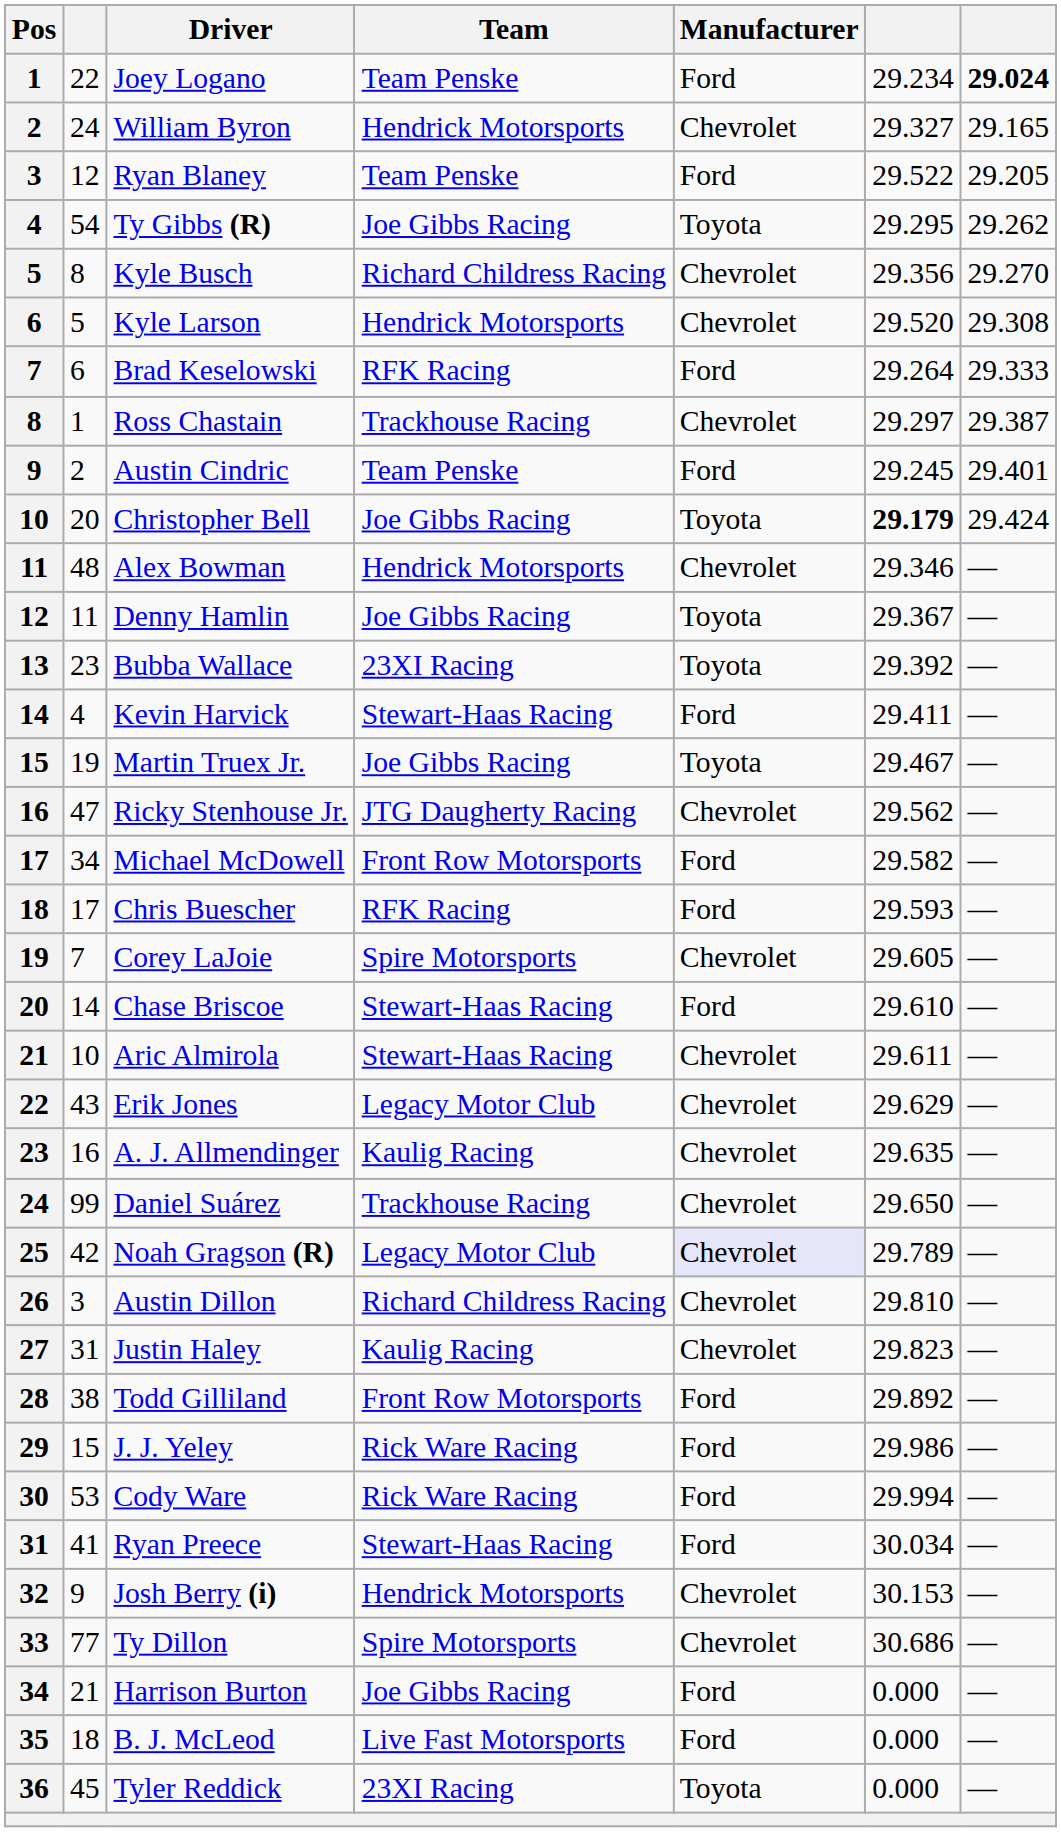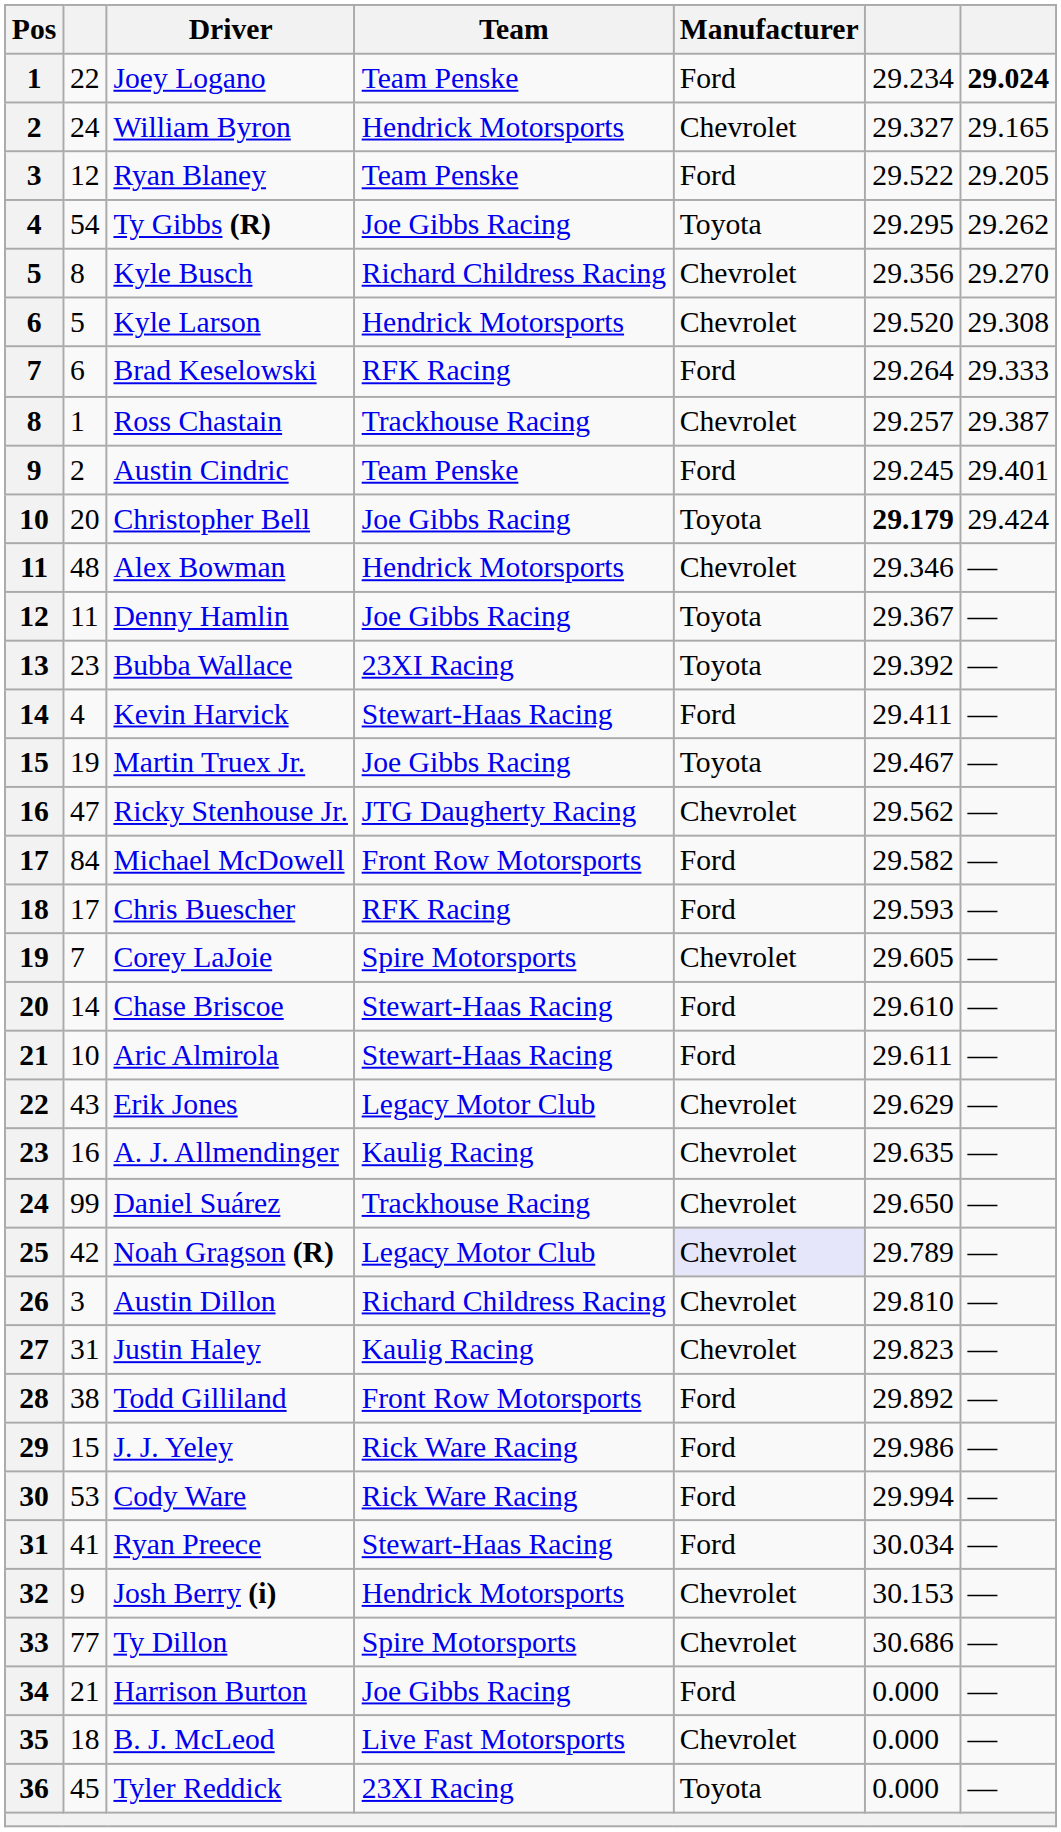(913, 420) 29.297 -> (913, 420) 29.257
(85, 859) 34 -> (85, 859) 84
(738, 1055) Chevrolet -> (708, 1055) Ford
(708, 1739) Ford -> (738, 1739) Chevrolet
